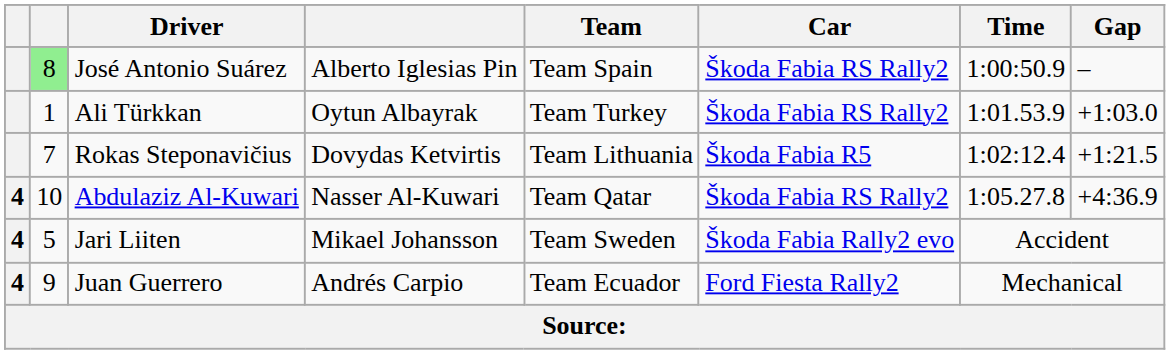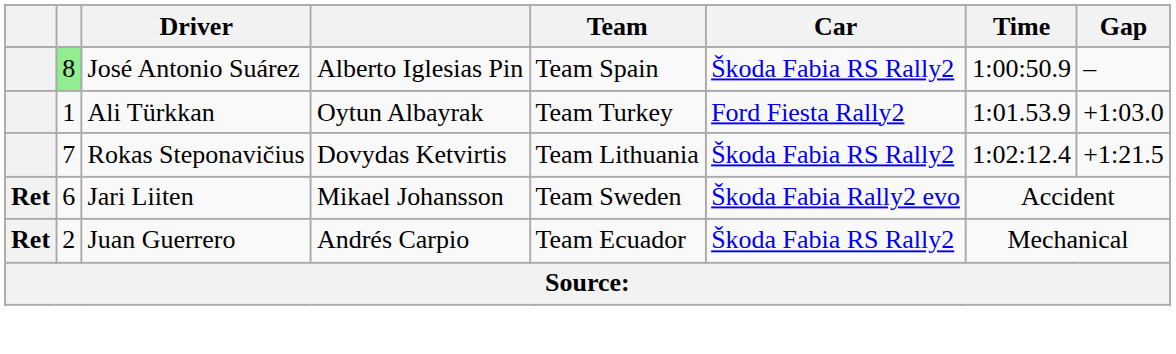(827, 111) Škoda Fabia RS Rally2 -> (808, 111) Ford Fiesta Rally2
(788, 154) Škoda Fabia R5 -> (833, 154) Škoda Fabia RS Rally2
- row: (187, 196)
(18, 239) 4 -> (31, 196) Ret
(49, 239) 5 -> (69, 196) 6
(18, 282) 4 -> (31, 239) Ret
(49, 282) 9 -> (69, 239) 2
(802, 282) Ford Fiesta Rally2 -> (833, 239) Škoda Fabia RS Rally2
